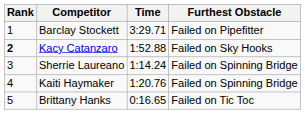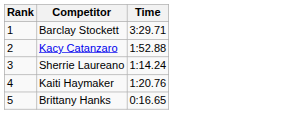- column: (235, 13)
(10, 48) bold -> (10, 48) normal
